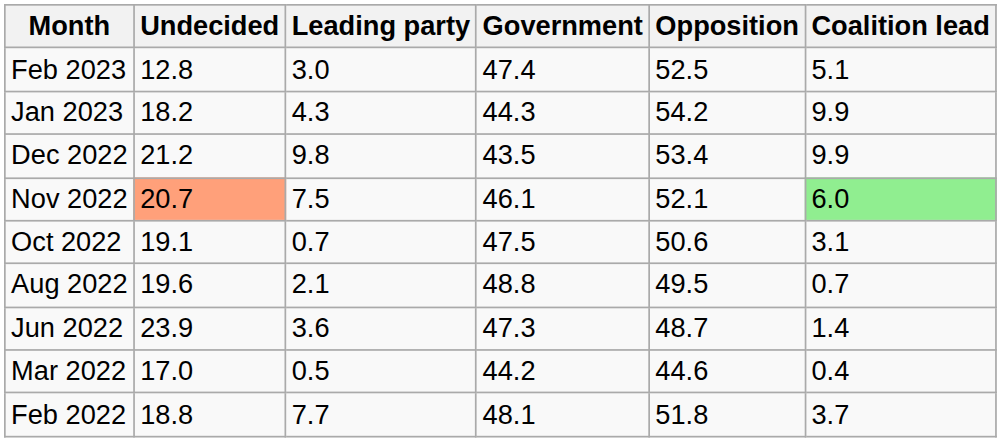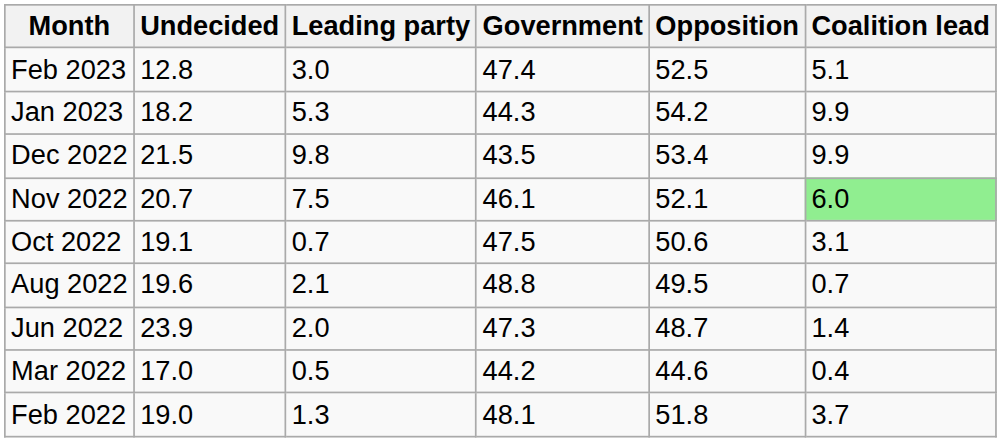(311, 112) 4.3 -> (311, 112) 5.3
(167, 155) 21.2 -> (167, 155) 21.5
(167, 198) lightsalmon background -> (167, 198) no background
(311, 328) 3.6 -> (311, 328) 2.0
(167, 414) 18.8 -> (167, 414) 19.0
(311, 414) 7.7 -> (311, 414) 1.3
